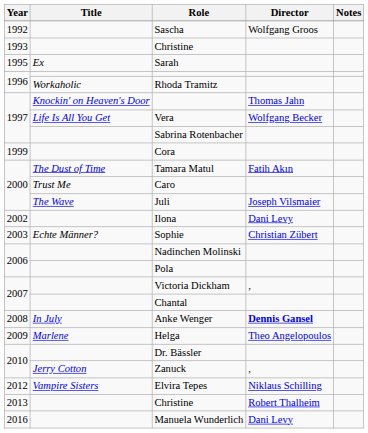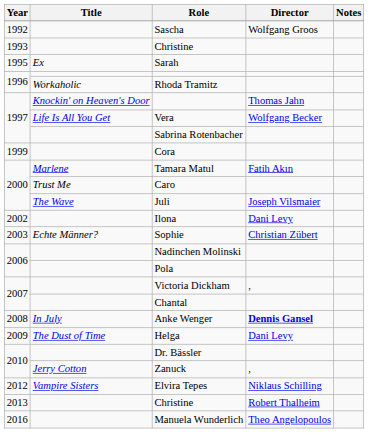(69, 168) The Dust of Time -> (51, 168) Marlene
(51, 335) Marlene -> (69, 335) The Dust of Time
(290, 335) Theo Angelopoulos -> (271, 335) Dani Levy
(271, 419) Dani Levy -> (290, 419) Theo Angelopoulos
